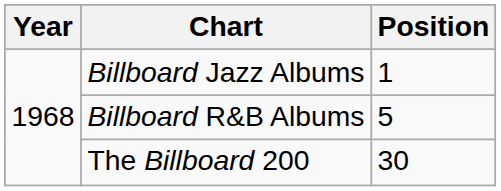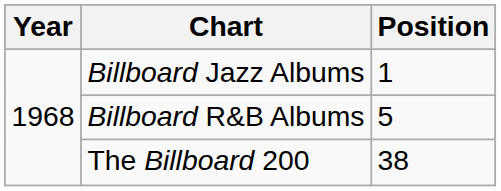(393, 161) 30 -> (393, 161) 38
